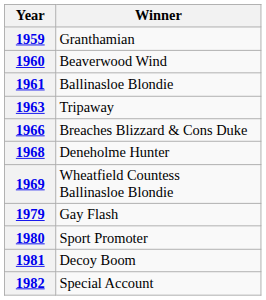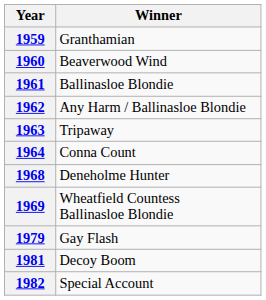+ row: (30, 107)
+ row: (30, 152)
- row: (30, 130)
- row: (30, 237)
